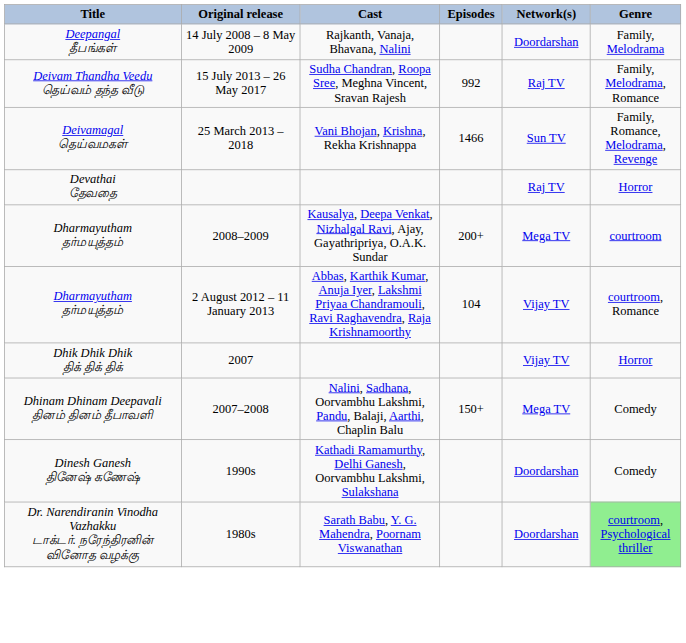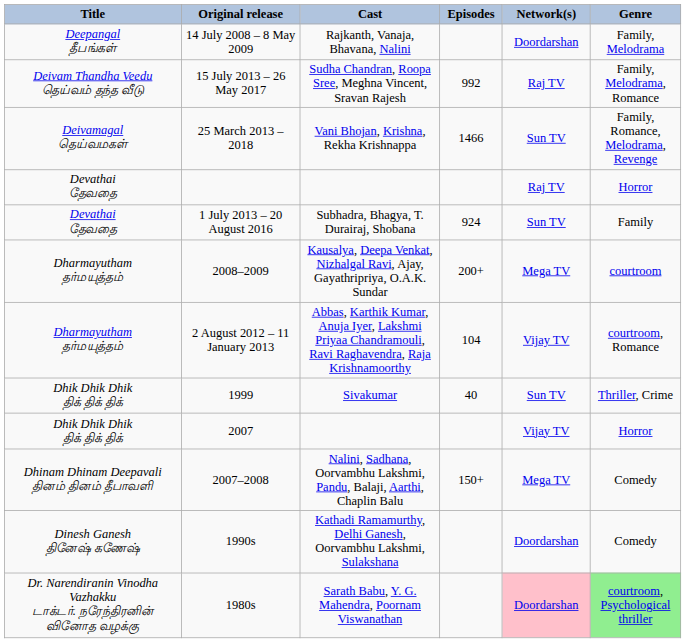+ row: (241, 222)
+ row: (241, 395)
(546, 534) no background -> (546, 605) pink background
